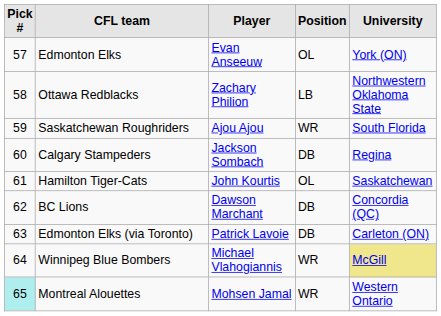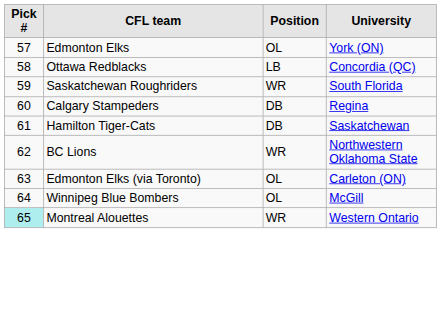- column: (252, 21)
(389, 94) Northwestern Oklahoma State -> (372, 67) Concordia (QC)
(306, 181) OL -> (274, 125) DB
(307, 207) DB -> (276, 152) WR
(380, 207) Concordia (QC) -> (373, 152) Northwestern Oklahoma State
(307, 234) DB -> (274, 178) OL
(308, 260) WR -> (274, 198) OL
(369, 260) khaki background -> (346, 198) no background
